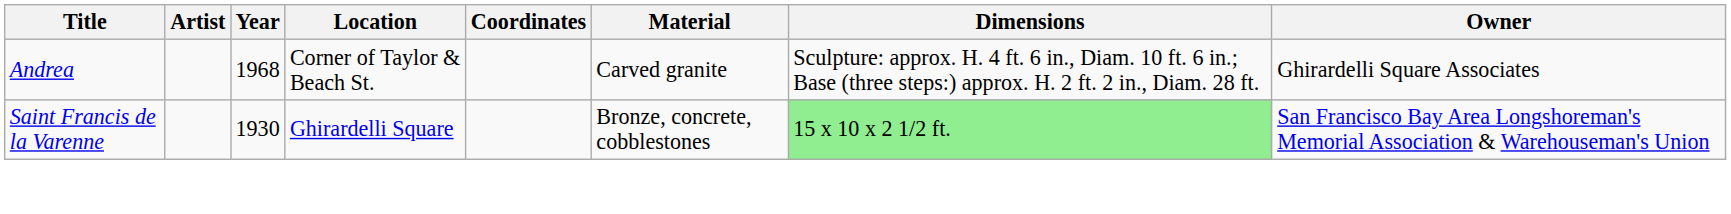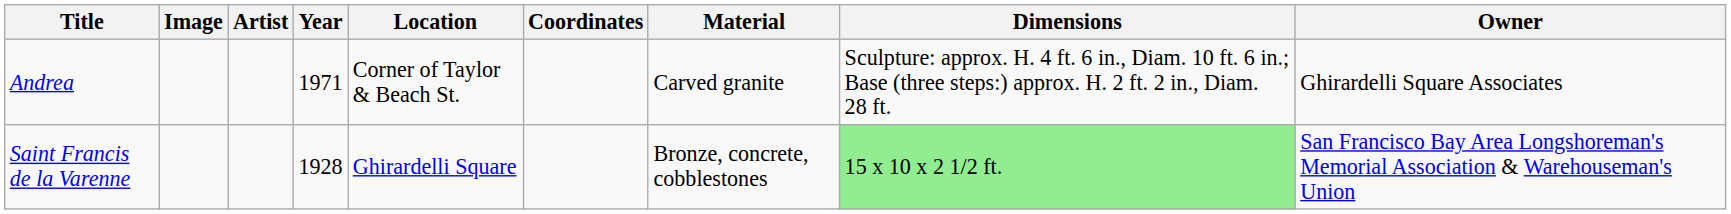+ column: (193, 22)
(258, 69) 1968 -> (321, 81) 1971
(258, 129) 1930 -> (321, 166) 1928
